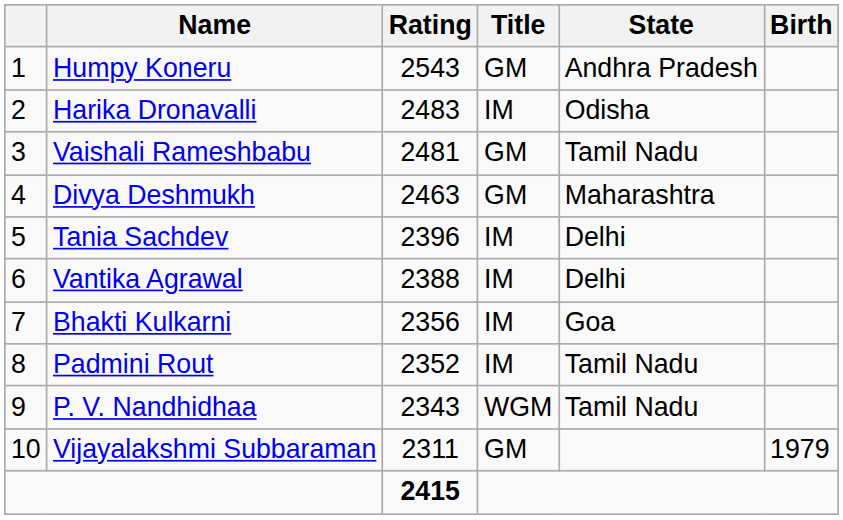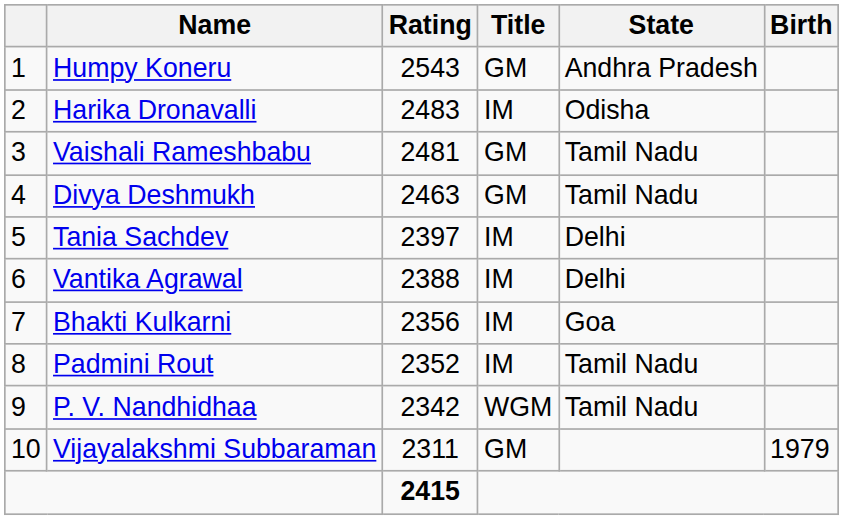(640, 195) Maharashtra -> (632, 195) Tamil Nadu
(430, 237) 2396 -> (430, 237) 2397
(430, 407) 2343 -> (430, 407) 2342
